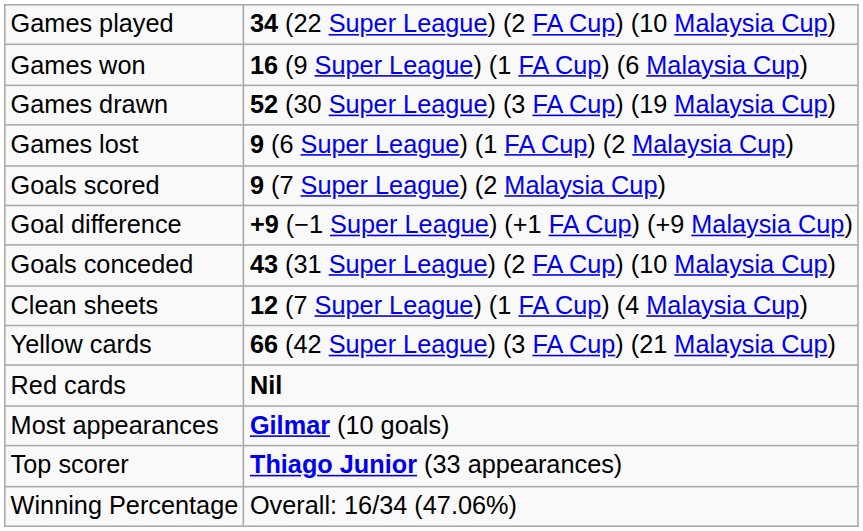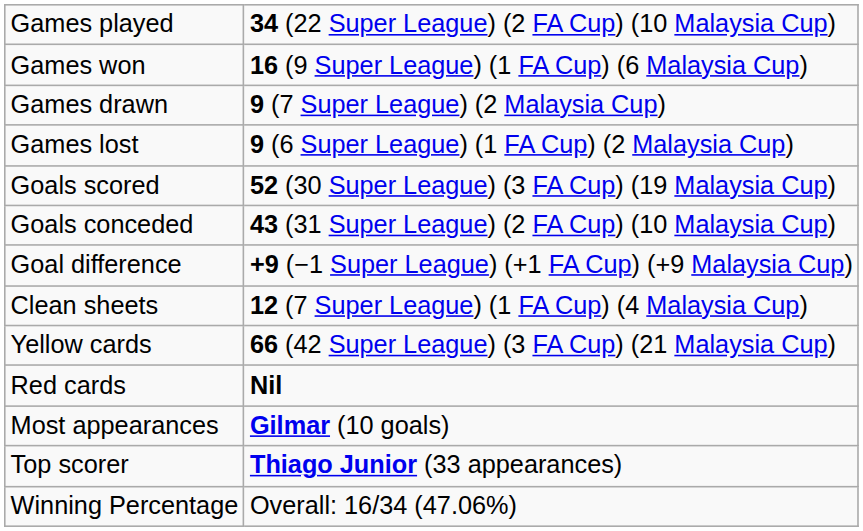(543, 104) 52 (30 Super League) (3 FA Cup) (19 Malaysia Cup) -> (458, 104) 9 (7 Super League) (2 Malaysia Cup)
(458, 184) 9 (7 Super League) (2 Malaysia Cup) -> (543, 184) 52 (30 Super League) (3 FA Cup) (19 Malaysia Cup)
rows swapped: (102, 265) <-> (96, 225)
